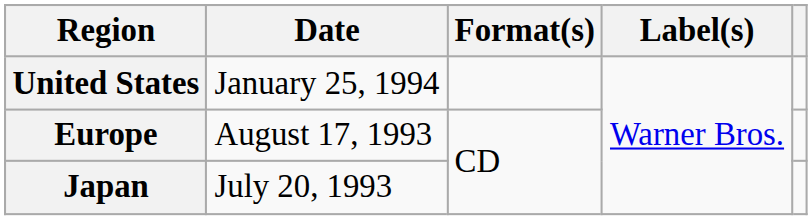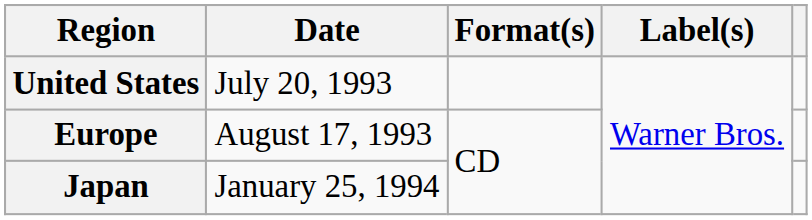(327, 82) January 25, 1994 -> (303, 82) July 20, 1993
(303, 186) July 20, 1993 -> (327, 186) January 25, 1994
